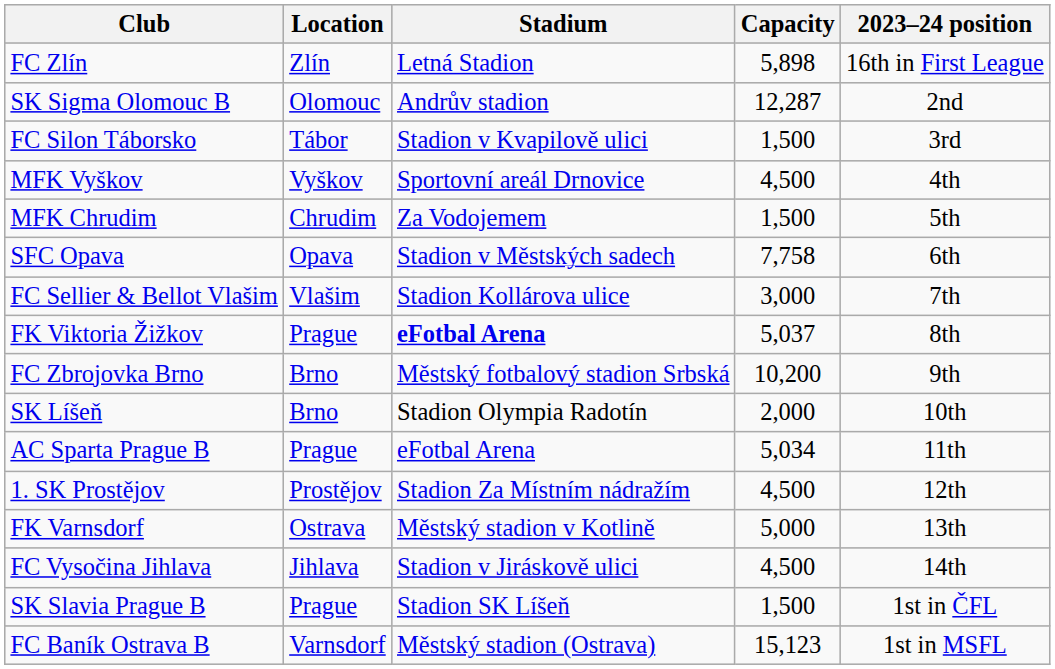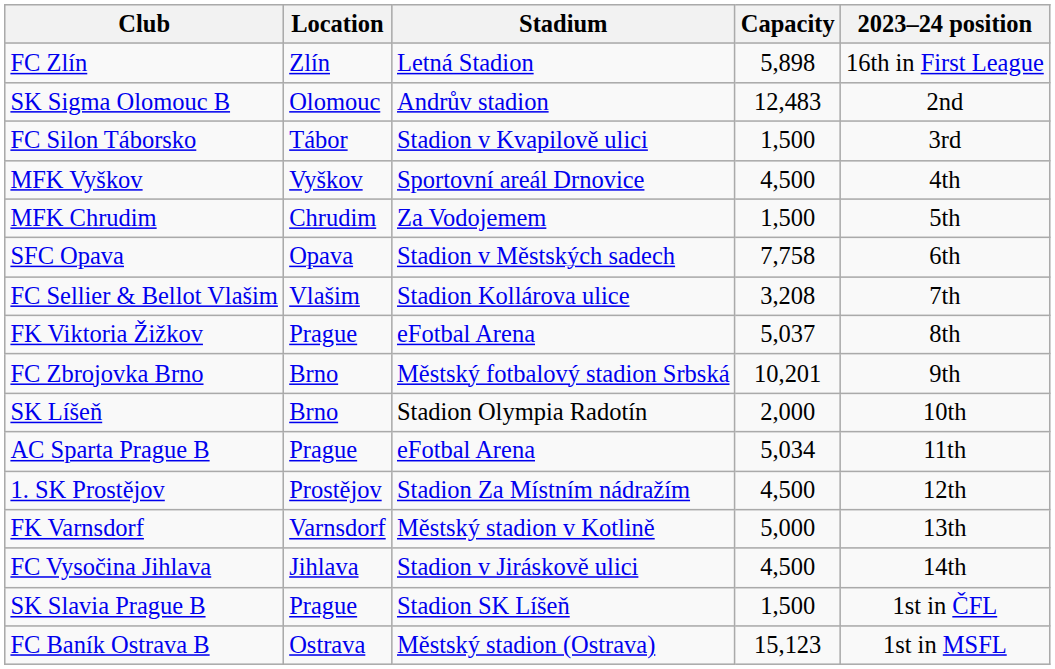(788, 101) 12,287 -> (788, 101) 12,483
(788, 295) 3,000 -> (788, 295) 3,208
(471, 334) bold -> (466, 334) normal
(788, 373) 10,200 -> (788, 373) 10,201
(327, 528) Ostrava -> (337, 528) Varnsdorf
(337, 645) Varnsdorf -> (327, 645) Ostrava
